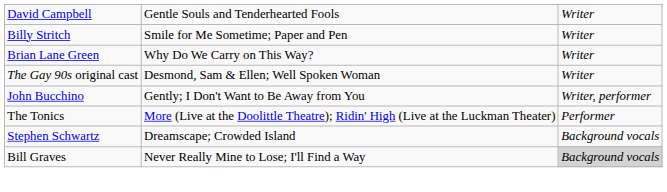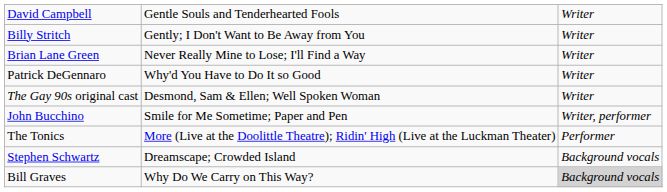(246, 34) Smile for Me Sometime; Paper and Pen -> (254, 34) Gently; I Don't Want to Be Away from You
(229, 55) Why Do We Carry on This Way? -> (255, 55) Never Really Mine to Lose; I'll Find a Way
+ row: (57, 75)
(254, 95) Gently; I Don't Want to Be Away from You -> (246, 116) Smile for Me Sometime; Paper and Pen
(255, 156) Never Really Mine to Lose; I'll Find a Way -> (229, 177) Why Do We Carry on This Way?
